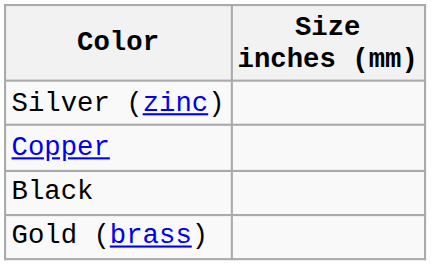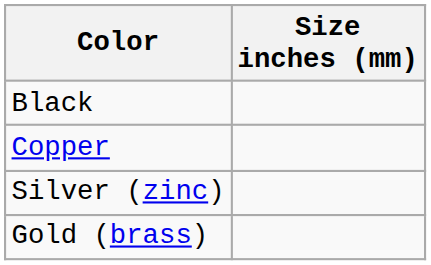rows swapped: (118, 103) <-> (53, 192)
